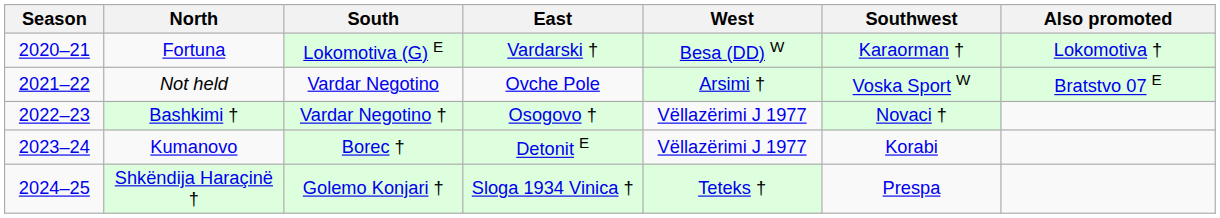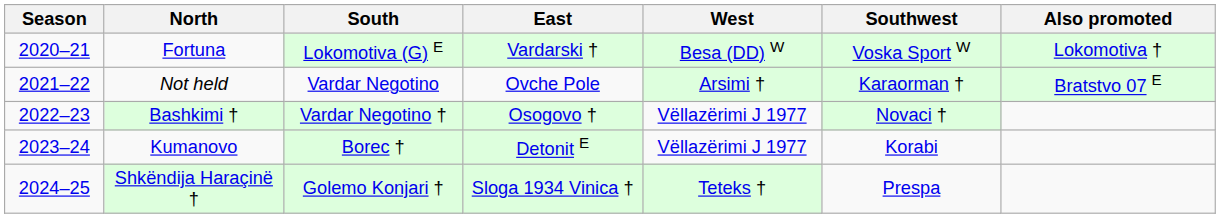(912, 50) Karaorman † -> (912, 50) Voska Sport W
(912, 84) Voska Sport W -> (912, 84) Karaorman †
